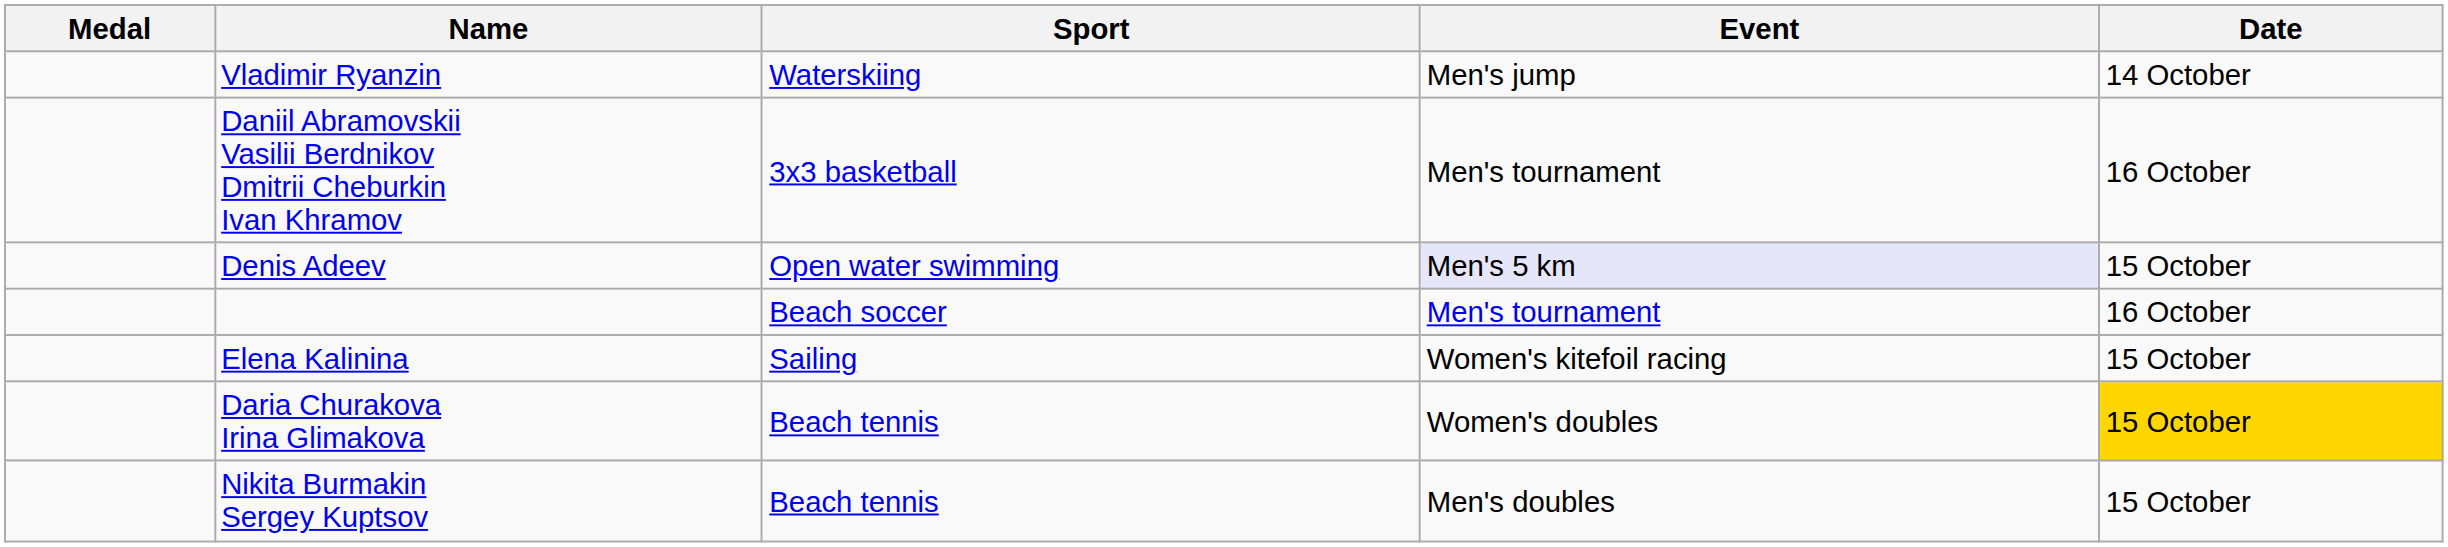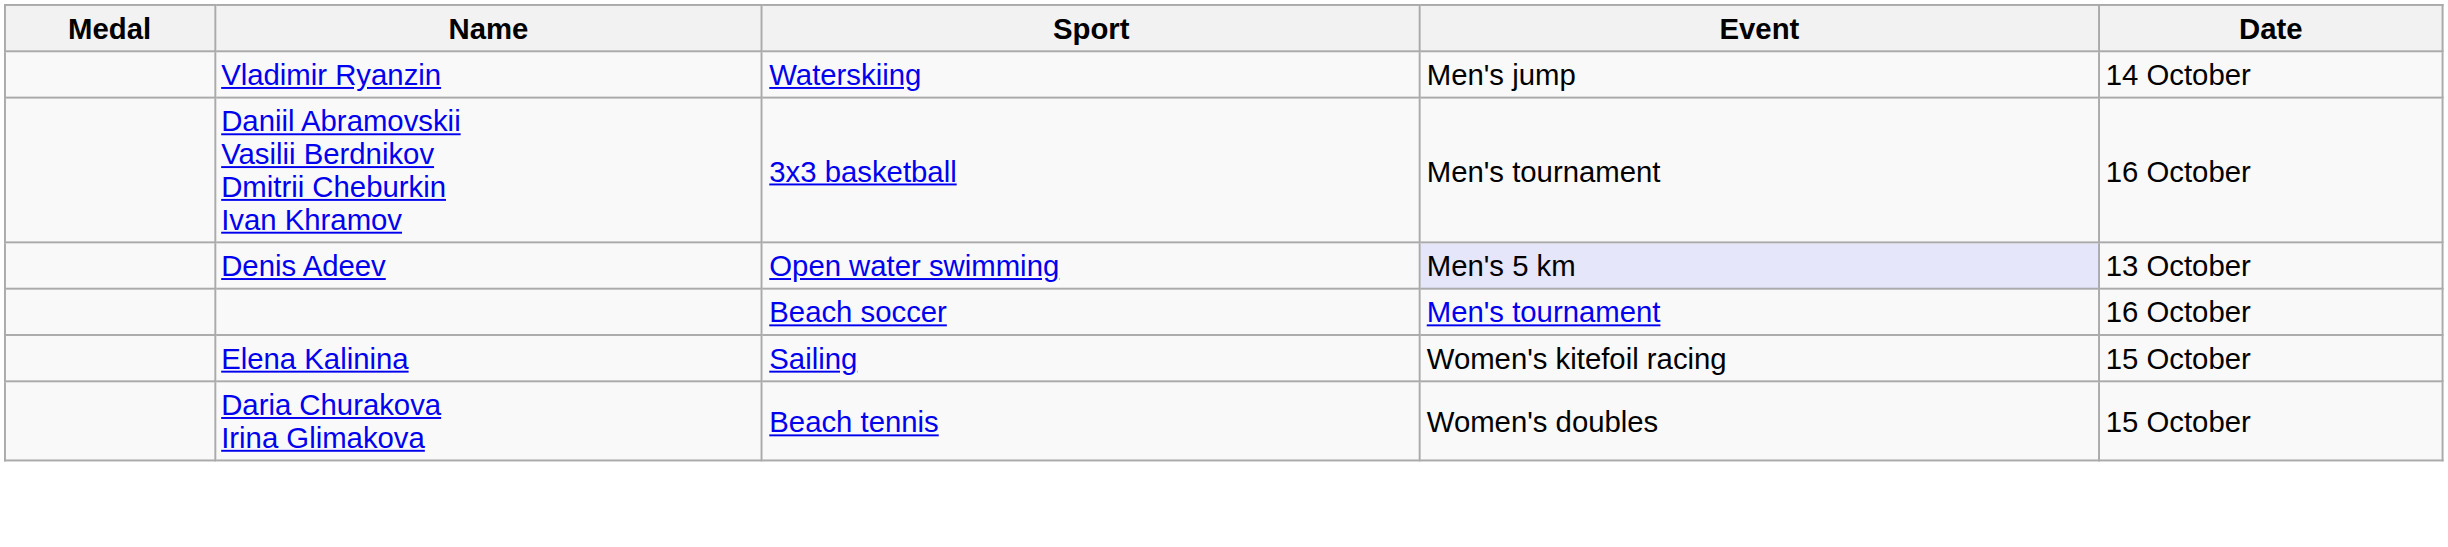(2178, 266) 15 October -> (2178, 266) 13 October
(2178, 422) gold background -> (2178, 422) no background
- row: (325, 501)
